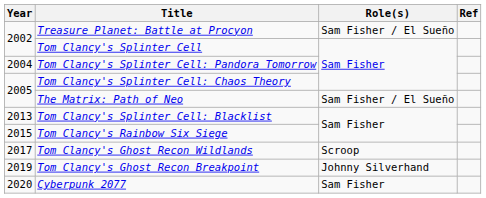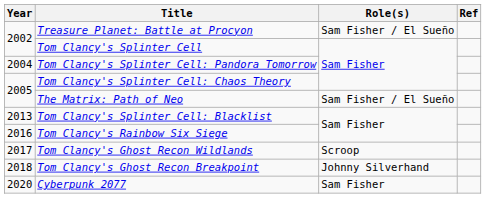(20, 133) 2015 -> (20, 133) 2016
(20, 167) 2019 -> (20, 167) 2018
